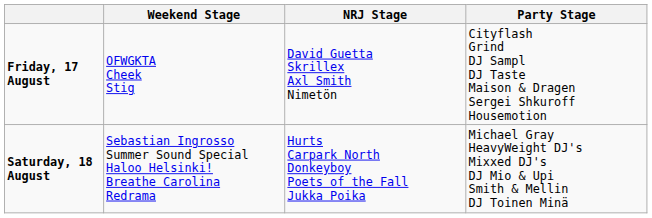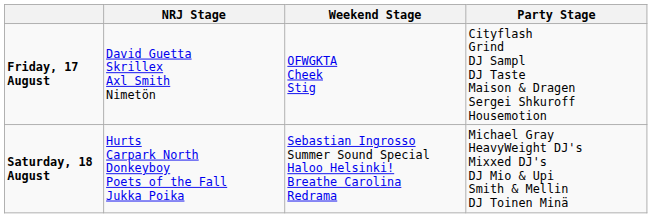columns swapped: (375, 14) <-> (194, 14)
